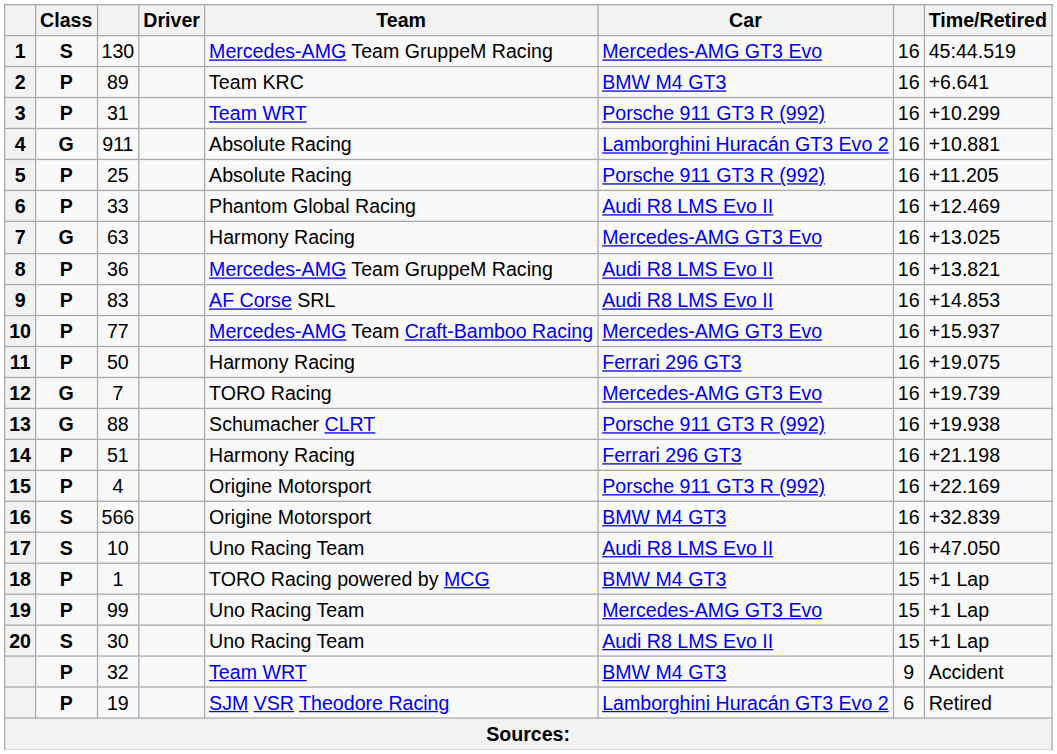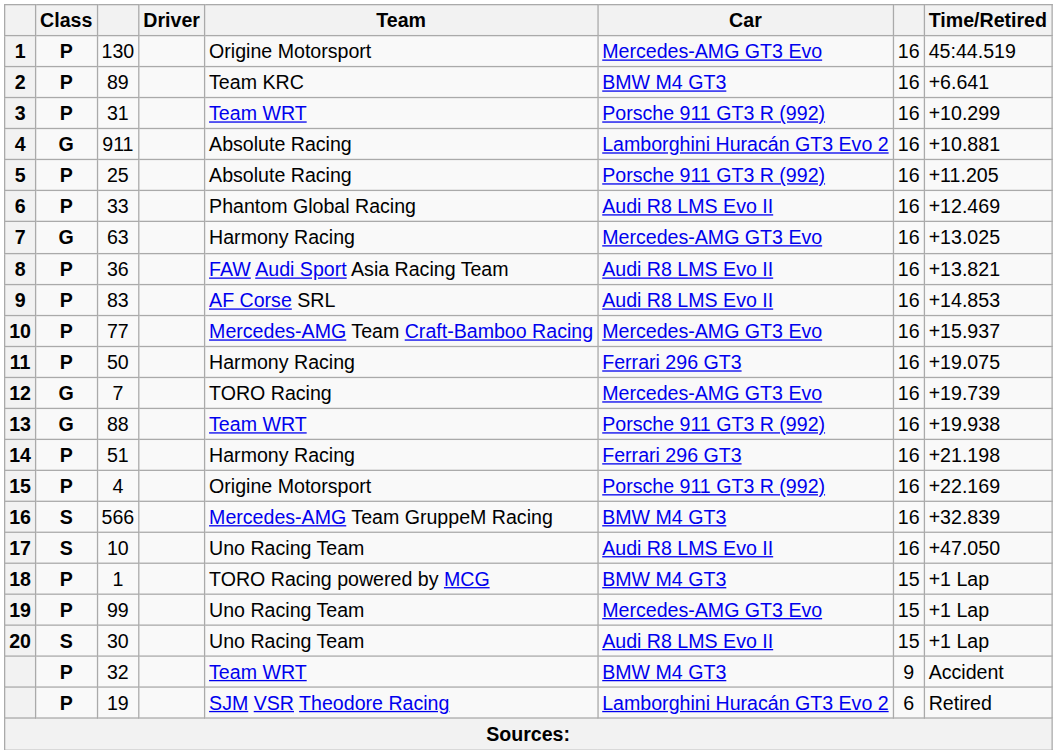(66, 51) S -> (66, 51) P
(381, 51) Mercedes-AMG Team GruppeM Racing -> (290, 51) Origine Motorsport
(381, 269) Mercedes-AMG Team GruppeM Racing -> (359, 269) FAW Audi Sport Asia Racing Team
(292, 424) Schumacher CLRT -> (258, 424) Team WRT
(290, 517) Origine Motorsport -> (381, 517) Mercedes-AMG Team GruppeM Racing
